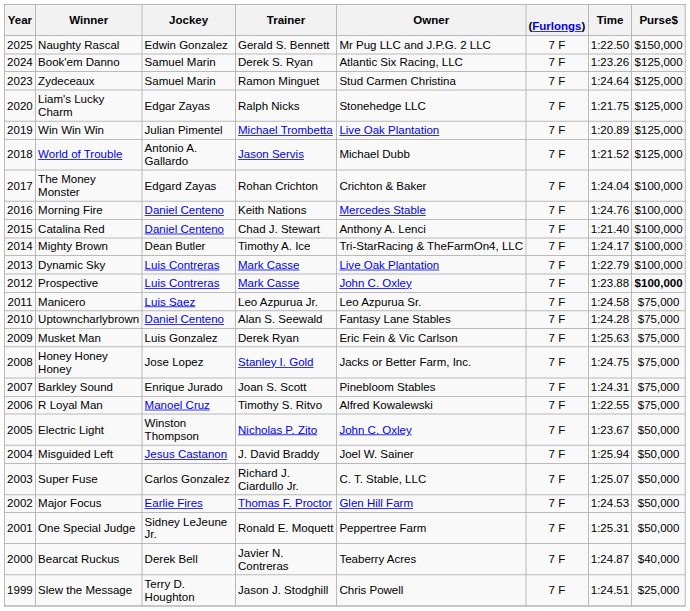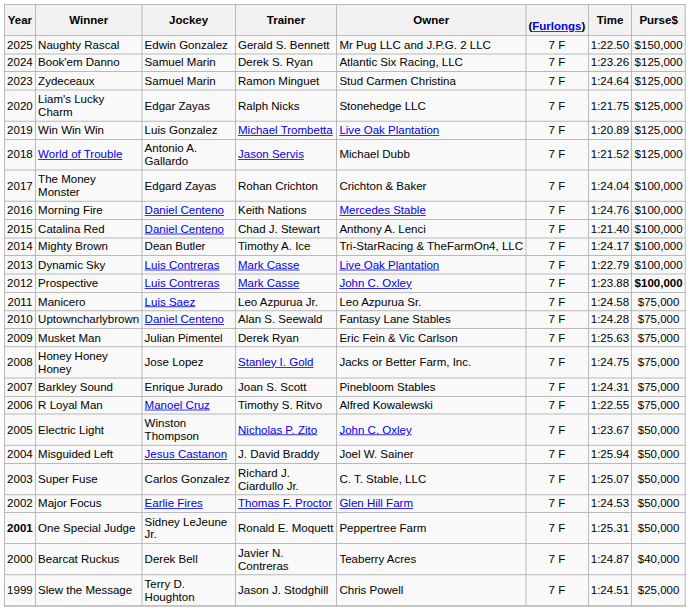(184, 130) Julian Pimentel -> (181, 130) Luis Gonzalez
(181, 338) Luis Gonzalez -> (184, 338) Julian Pimentel
(20, 528) normal -> (20, 528) bold
